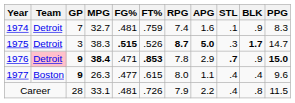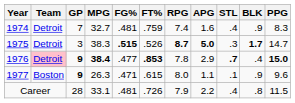(233, 28) .1 -> (233, 28) .4
(127, 59) .471 -> (127, 59) .477
(258, 59) .9 -> (258, 59) .4
(127, 75) .477 -> (127, 75) .471
(233, 75) .4 -> (233, 75) .1
(258, 75) .4 -> (258, 75) .9
